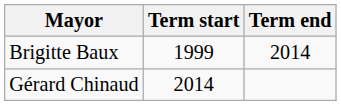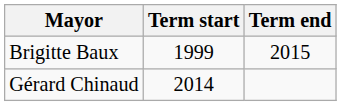(290, 52) 2014 -> (290, 52) 2015
